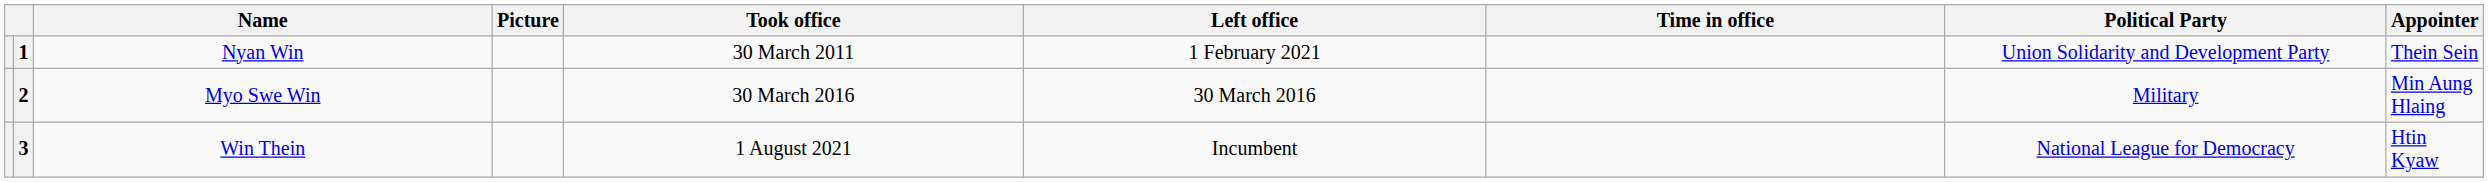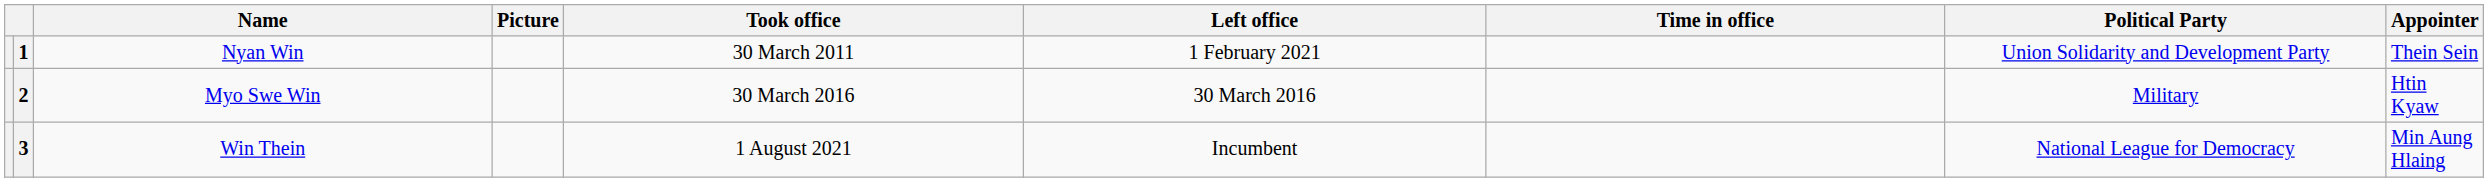(2432, 95) Min Aung Hlaing -> (2415, 95) Htin Kyaw
(2415, 149) Htin Kyaw -> (2432, 149) Min Aung Hlaing
